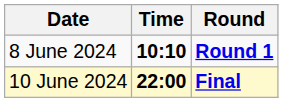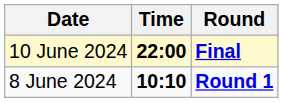rows swapped: (63, 50) <-> (68, 81)
